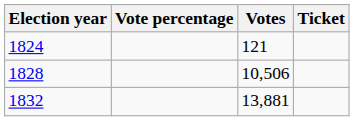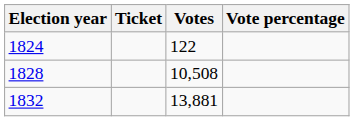columns swapped: (174, 18) <-> (321, 18)
(255, 45) 121 -> (183, 45) 122
(266, 73) 10,506 -> (194, 73) 10,508
